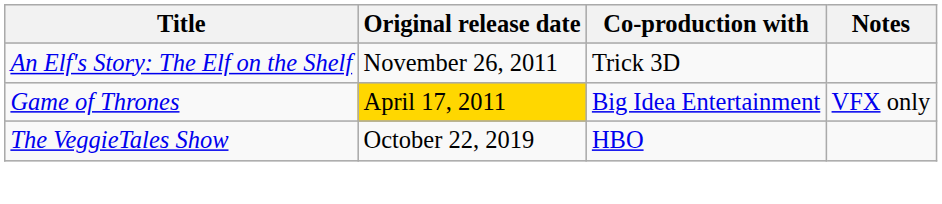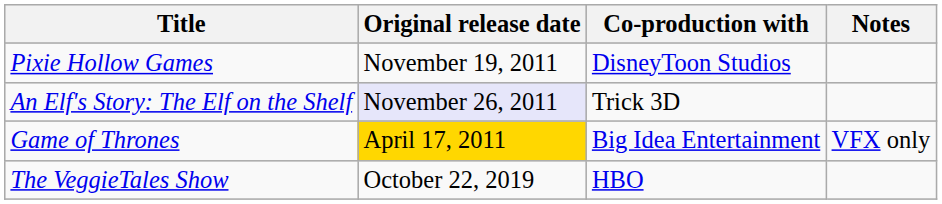+ row: (112, 62)
(461, 62) no background -> (461, 101) lavender background
